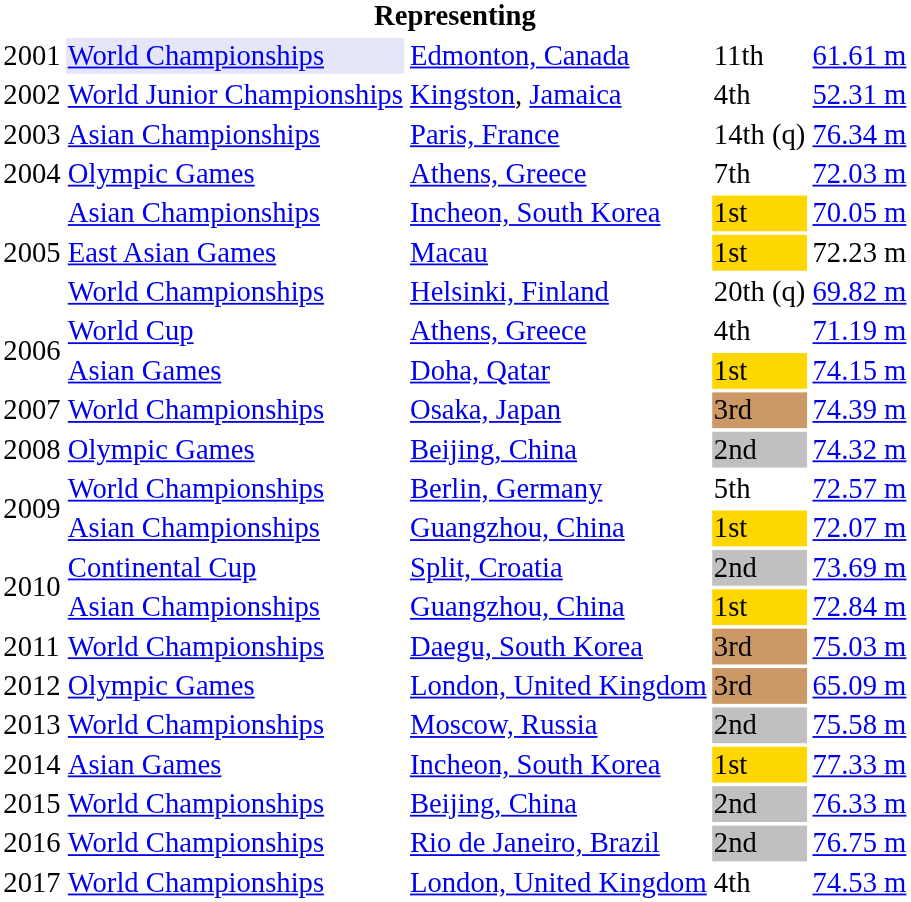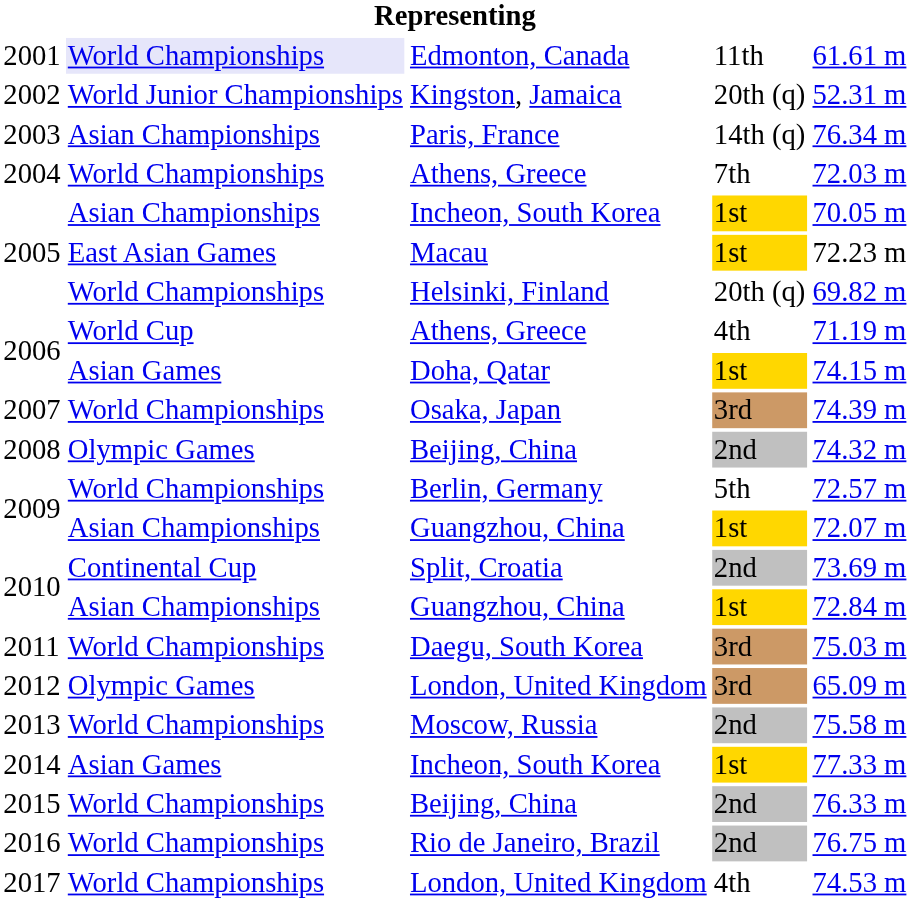(732, 94) 4th -> (760, 94) 20th (q)
(161, 173) Olympic Games -> (196, 173) World Championships
